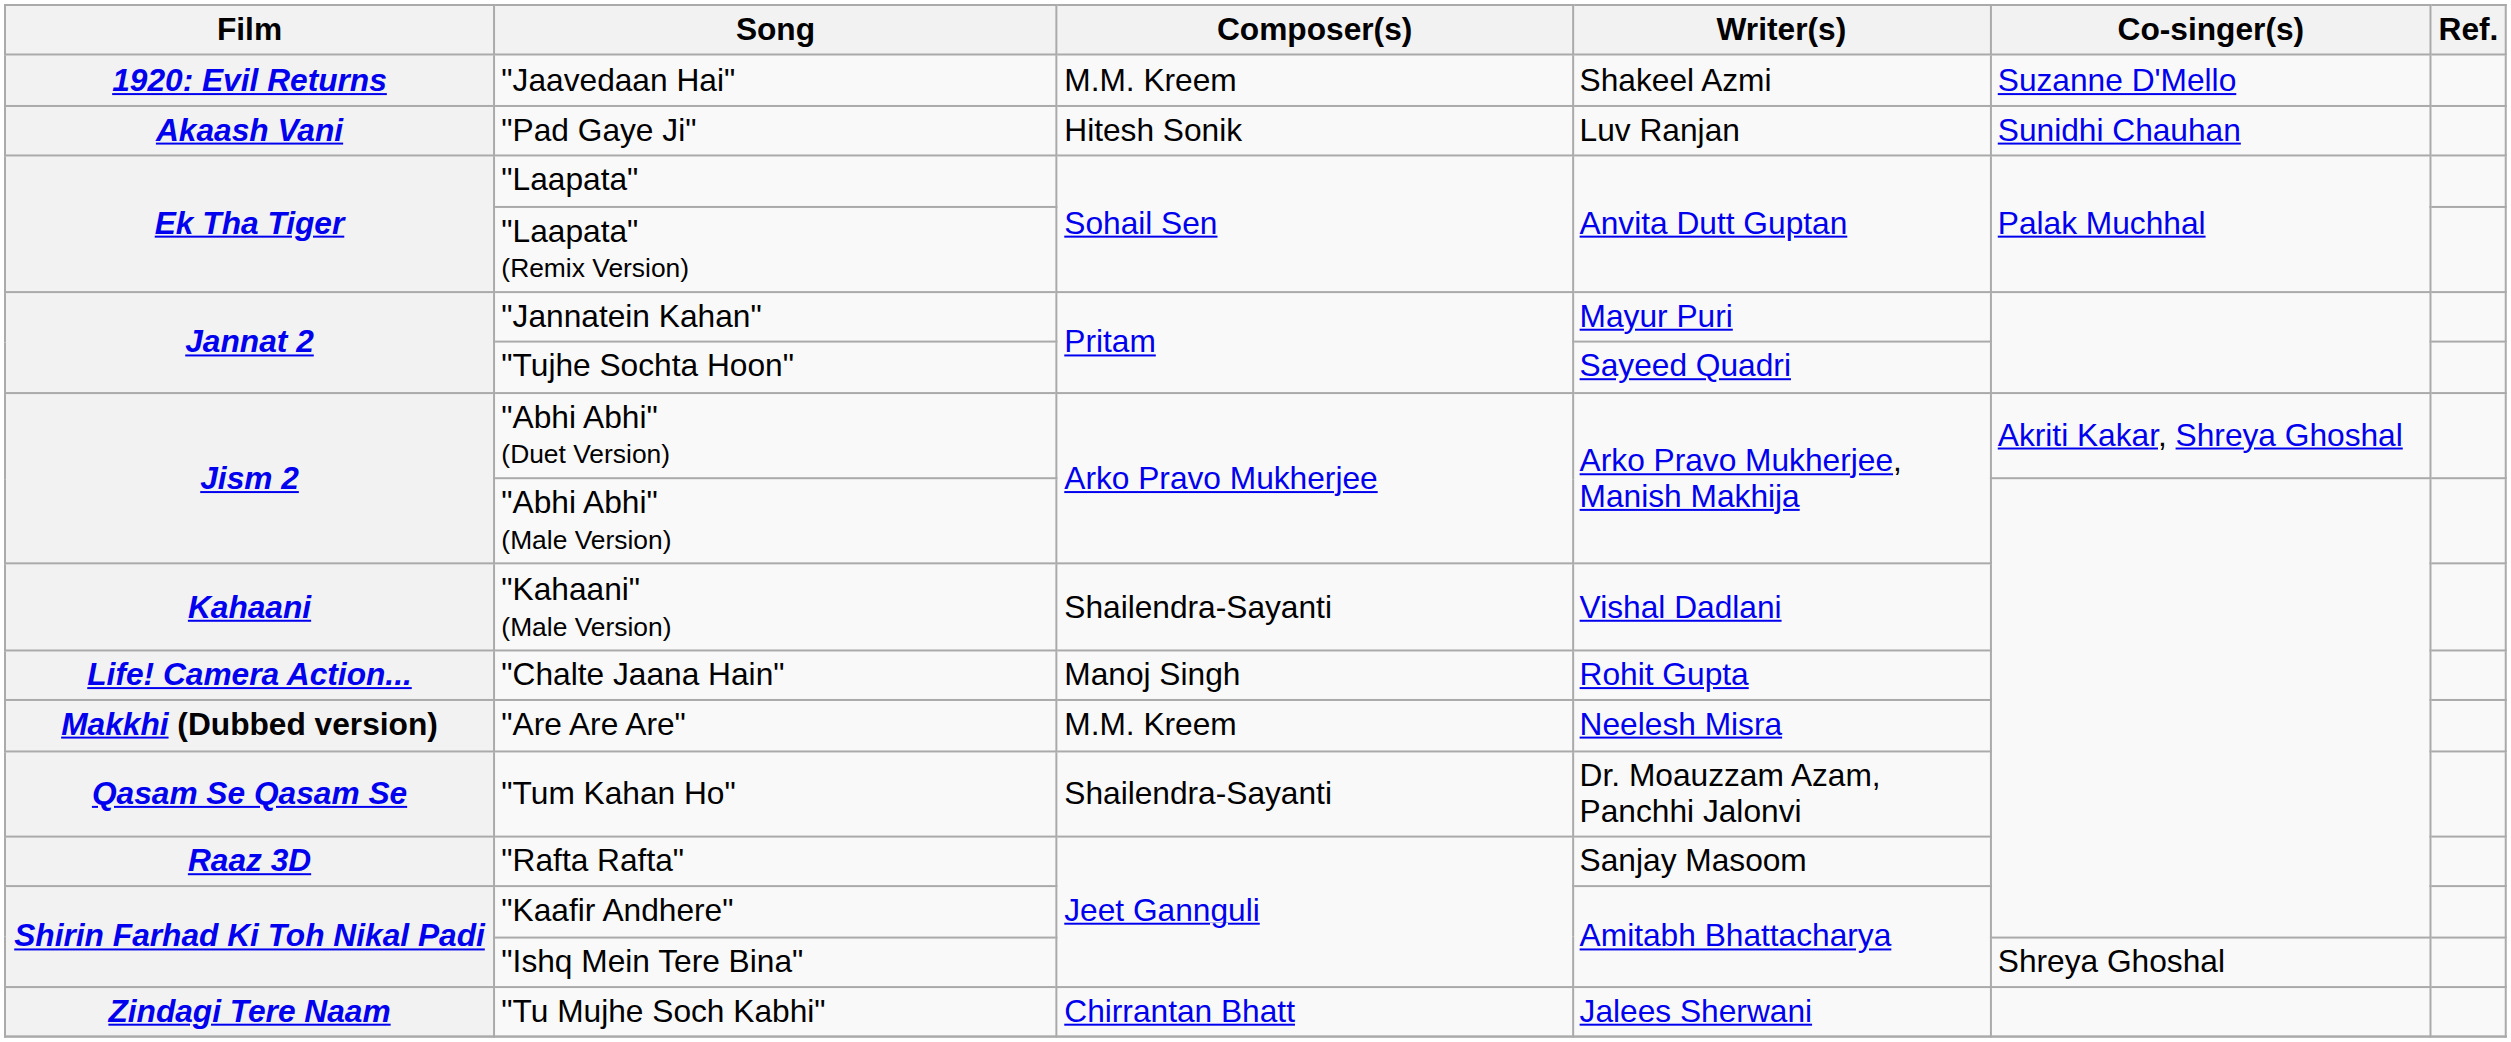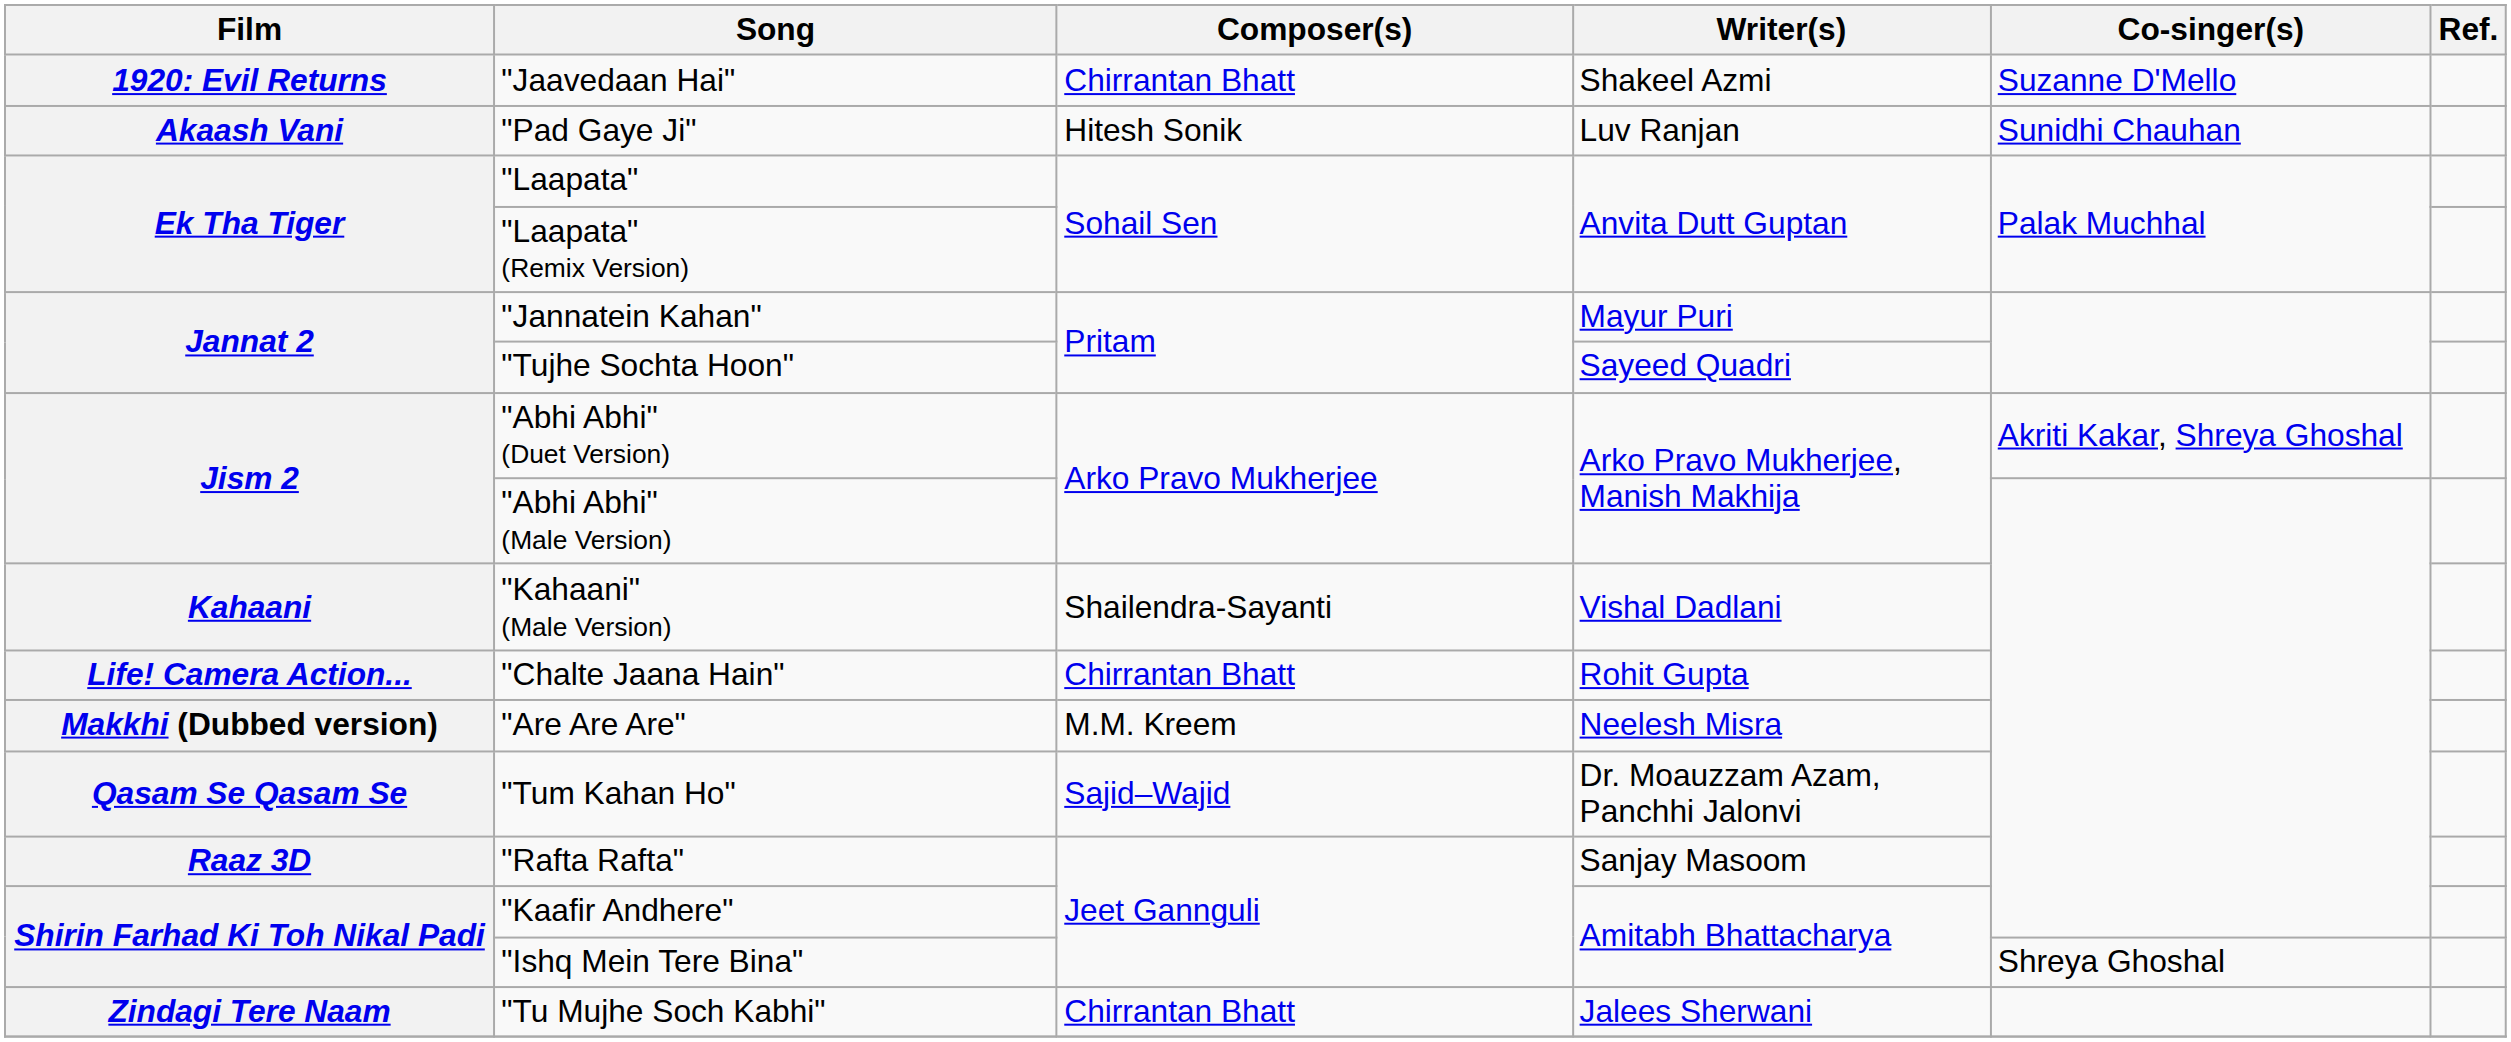(1151, 79) M.M. Kreem -> (1180, 79) Chirrantan Bhatt
(1152, 674) Manoj Singh -> (1180, 674) Chirrantan Bhatt
(1198, 792) Shailendra-Sayanti -> (1147, 792) Sajid–Wajid
